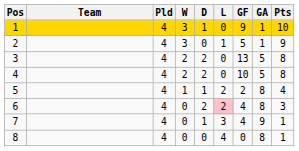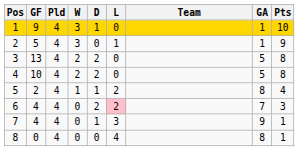columns swapped: (90, 12) <-> (243, 12)
(262, 106) 8 -> (262, 106) 7
